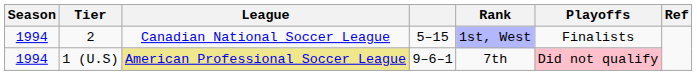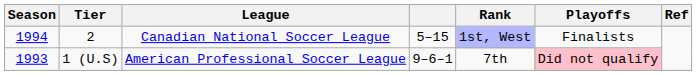(32, 59) 1994 -> (32, 59) 1993
(266, 59) khaki background -> (266, 59) no background
